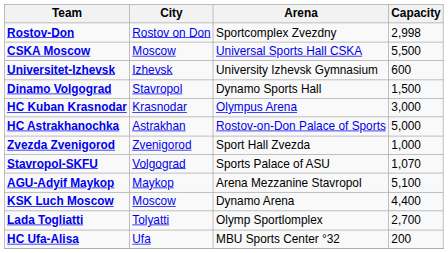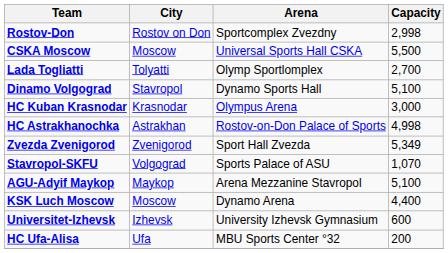rows swapped: (45, 220) <-> (61, 70)
(406, 88) 1,500 -> (406, 88) 5,100
(406, 126) 5,000 -> (406, 126) 4,998
(406, 145) 1,000 -> (406, 145) 5,349
